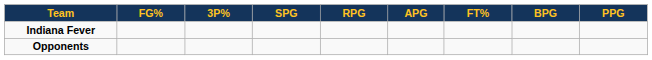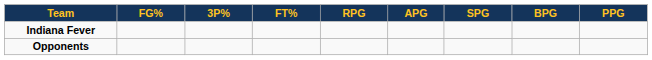columns swapped: (478, 13) <-> (286, 13)
